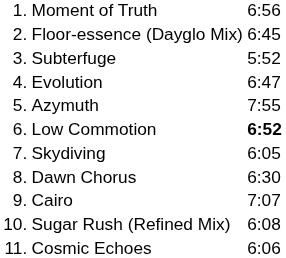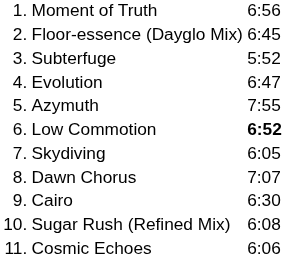(264, 177) 6:30 -> (264, 177) 7:07
(264, 201) 7:07 -> (264, 201) 6:30
